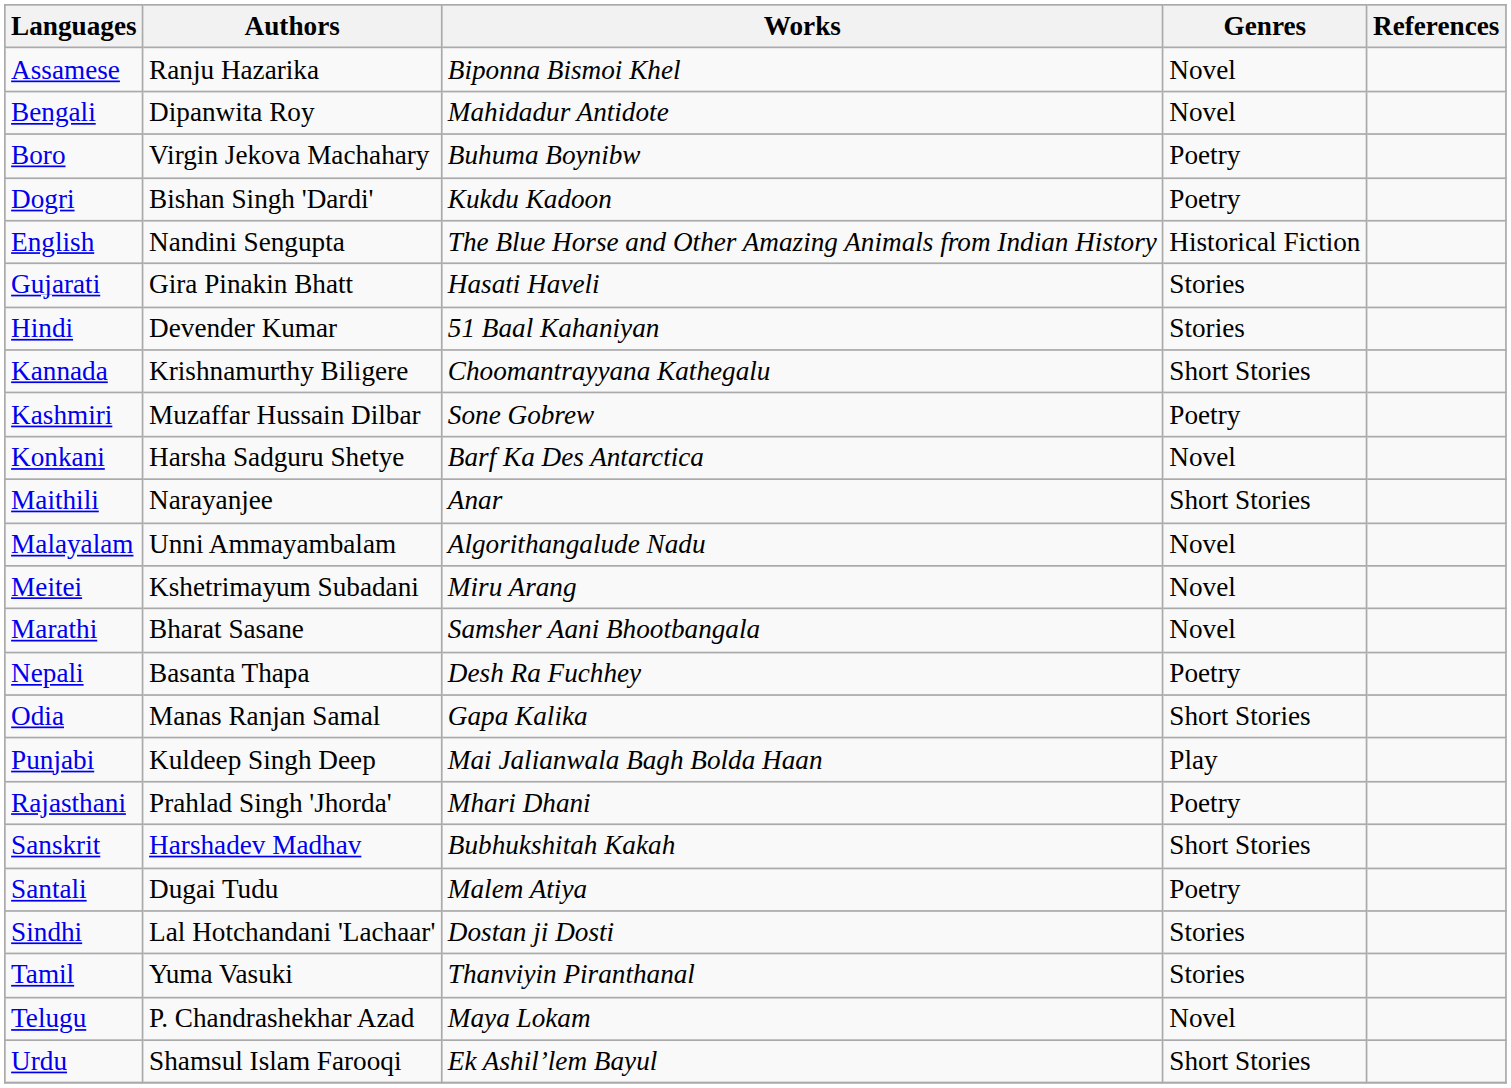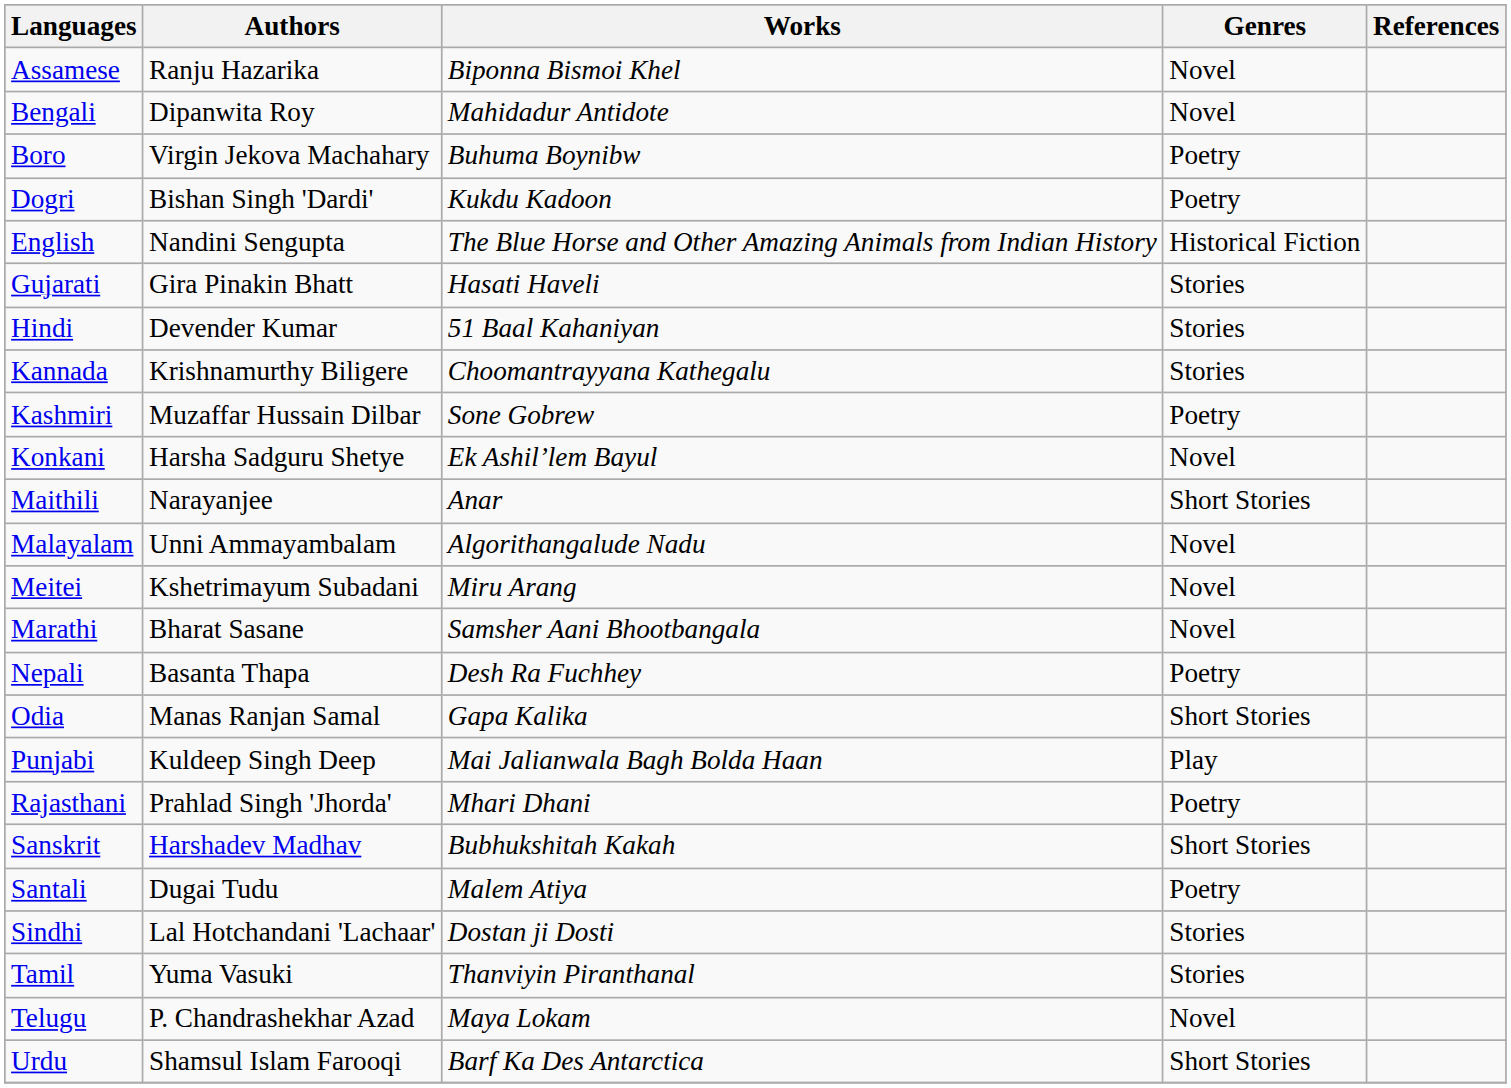(1240, 371) Short Stories -> (1207, 371) Stories
(576, 457) Barf Ka Des Antarctica -> (553, 457) Ek Ashil’lem Bayul
(553, 1061) Ek Ashil’lem Bayul -> (576, 1061) Barf Ka Des Antarctica
